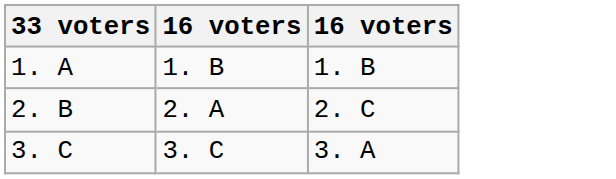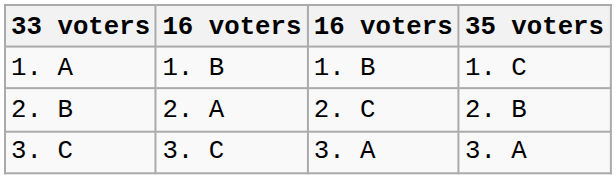+ column: (534, 26)
